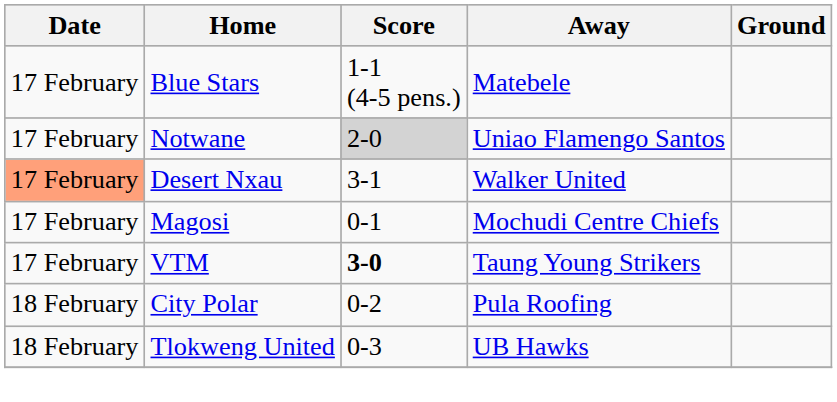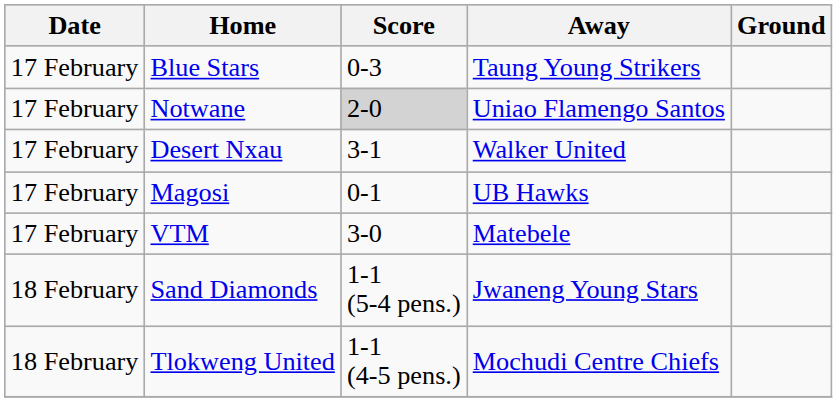(404, 81) 1-1 (4-5 pens.) -> (364, 66) 0-3
(522, 81) Matebele -> (587, 66) Taung Young Strikers
(75, 179) lightsalmon background -> (75, 150) no background
(596, 221) Mochudi Centre Chiefs -> (531, 191) UB Hawks
(364, 262) bold -> (364, 233) normal
(587, 262) Taung Young Strikers -> (522, 233) Matebele
- row: (204, 304)
+ row: (234, 289)
(364, 346) 0-3 -> (404, 360) 1-1 (4-5 pens.)
(531, 346) UB Hawks -> (596, 360) Mochudi Centre Chiefs
